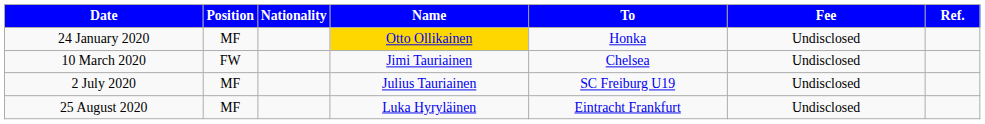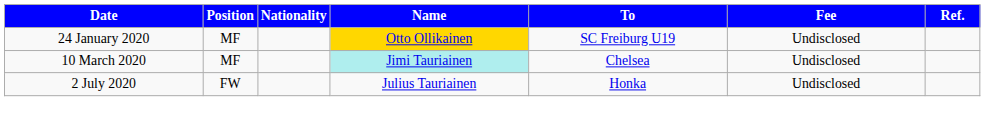(628, 39) Honka -> (628, 39) SC Freiburg U19
(230, 61) FW -> (230, 61) MF
(429, 61) no background -> (429, 61) paleturquoise background
(230, 84) MF -> (230, 84) FW
(628, 84) SC Freiburg U19 -> (628, 84) Honka
- row: (104, 107)
